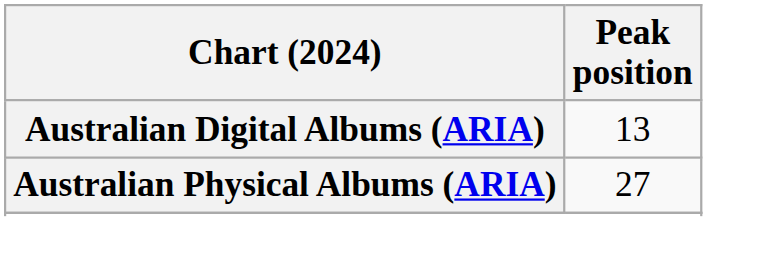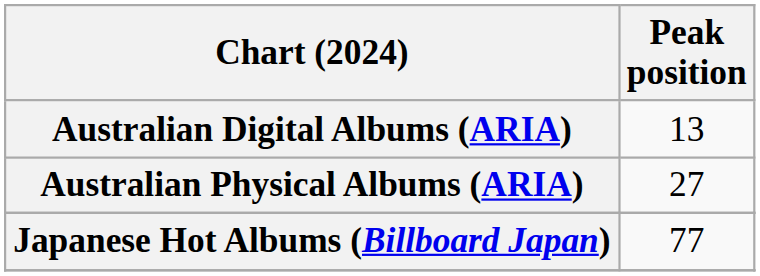+ row: (312, 240)
